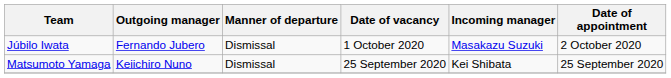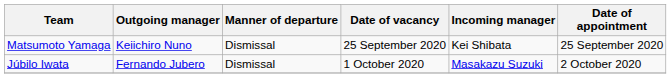rows swapped: (59, 63) <-> (38, 45)
